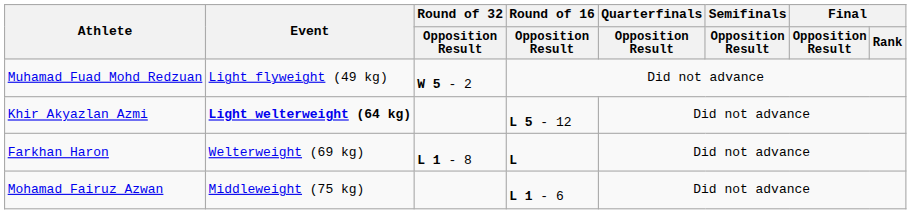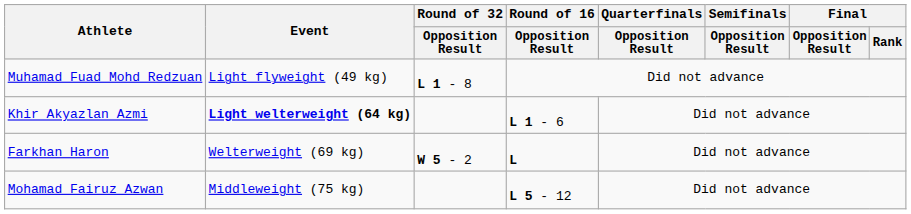(445, 85) W 5 - 2 -> (445, 85) L 1 - 8
(540, 123) L 5 - 12 -> (536, 123) L 1 - 6
(445, 160) L 1 - 8 -> (445, 160) W 5 - 2
(536, 197) L 1 - 6 -> (540, 197) L 5 - 12
